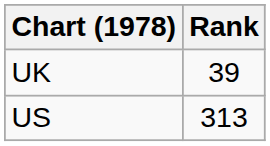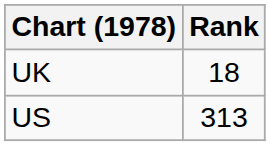(224, 72) 39 -> (224, 72) 18
